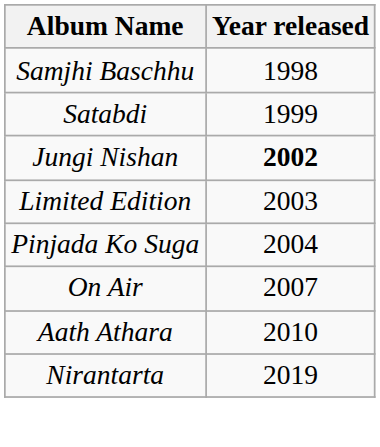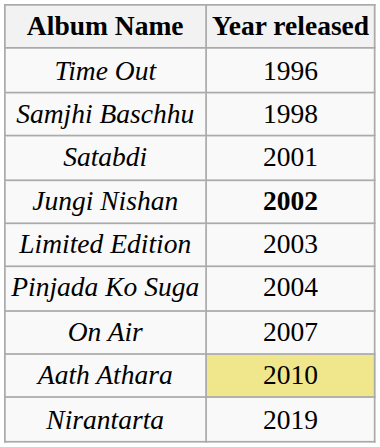+ row: (105, 69)
(291, 113) 1999 -> (291, 157) 2001
(291, 331) no background -> (291, 375) khaki background
